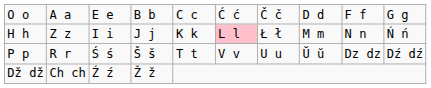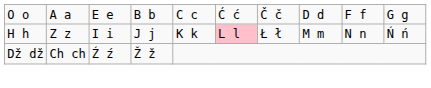- row: (18, 54)
